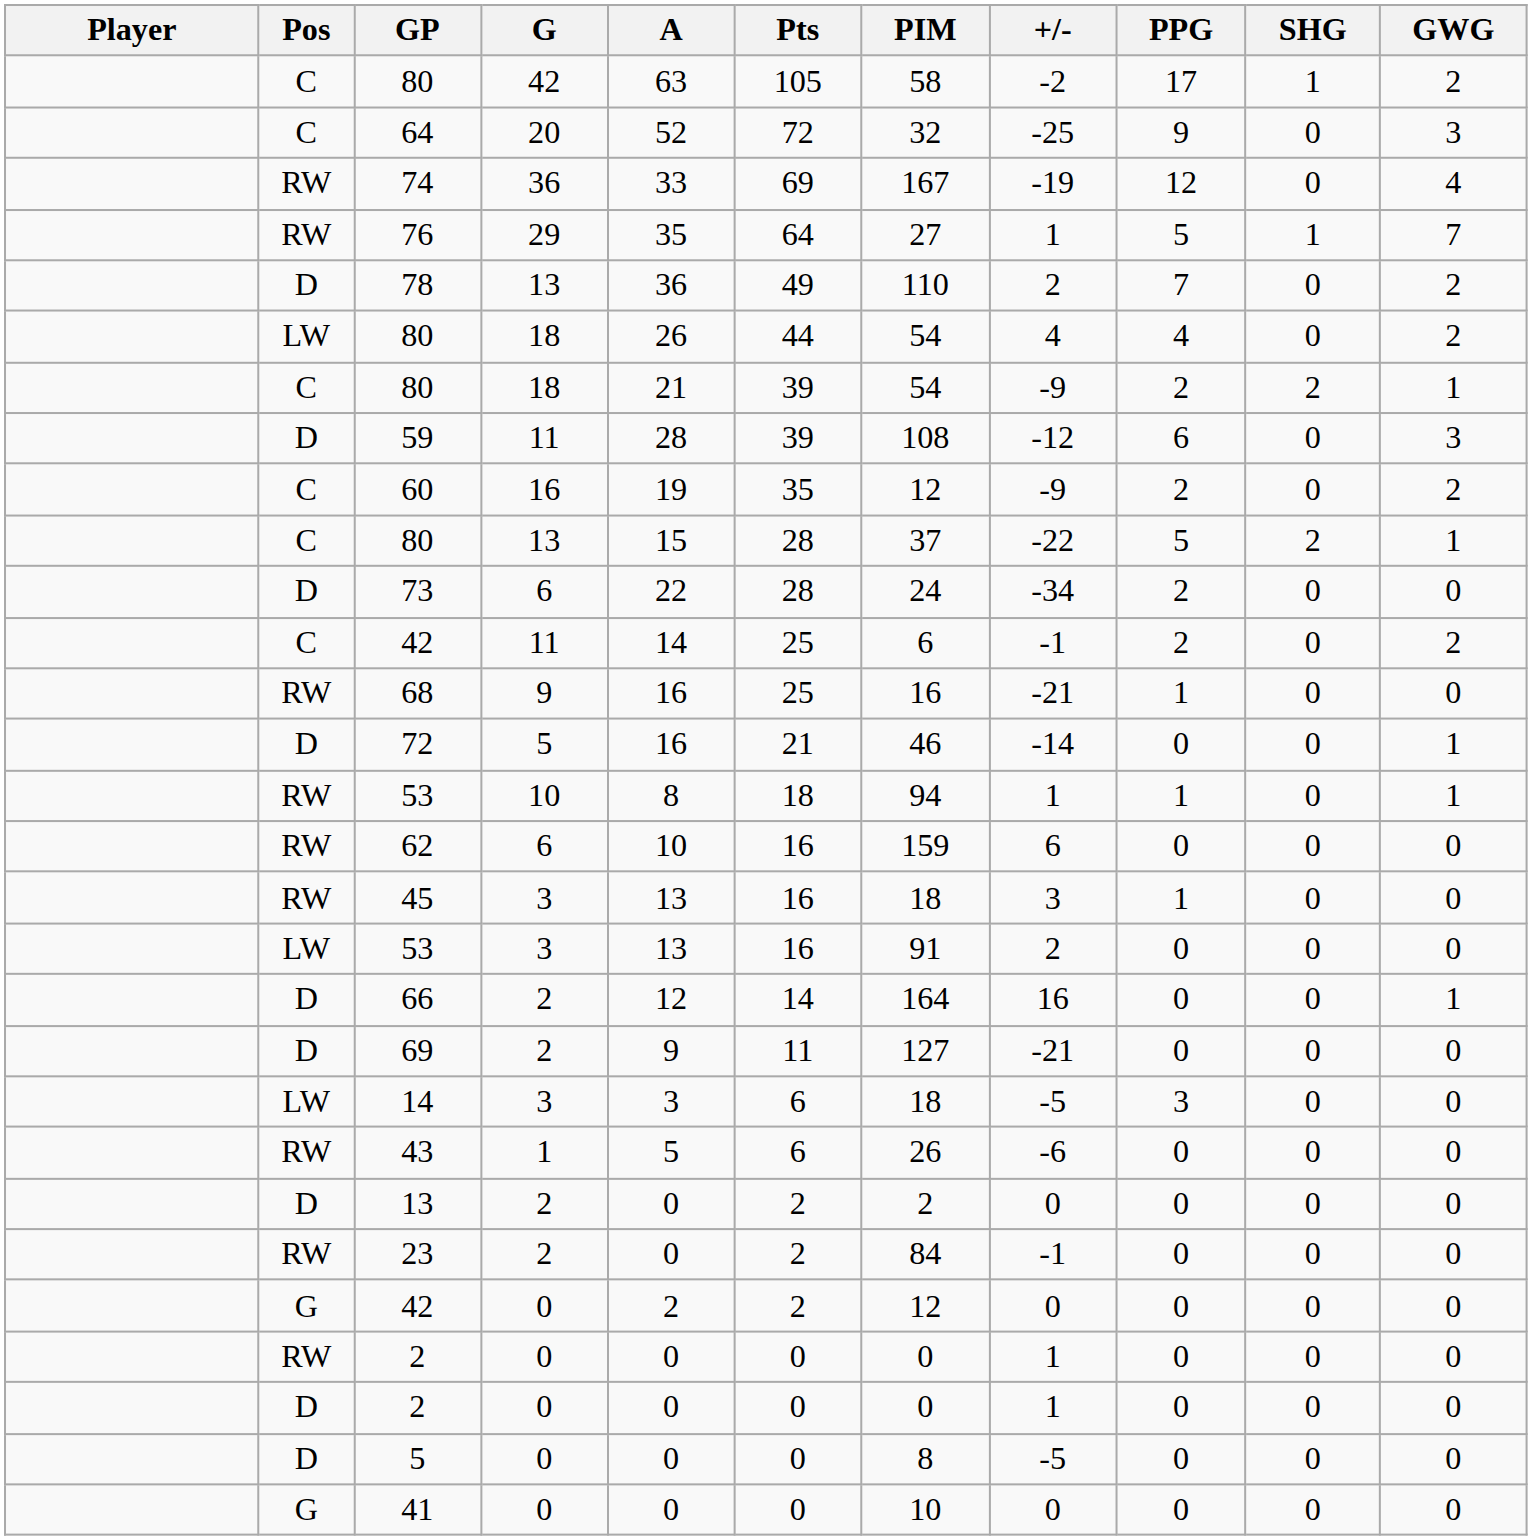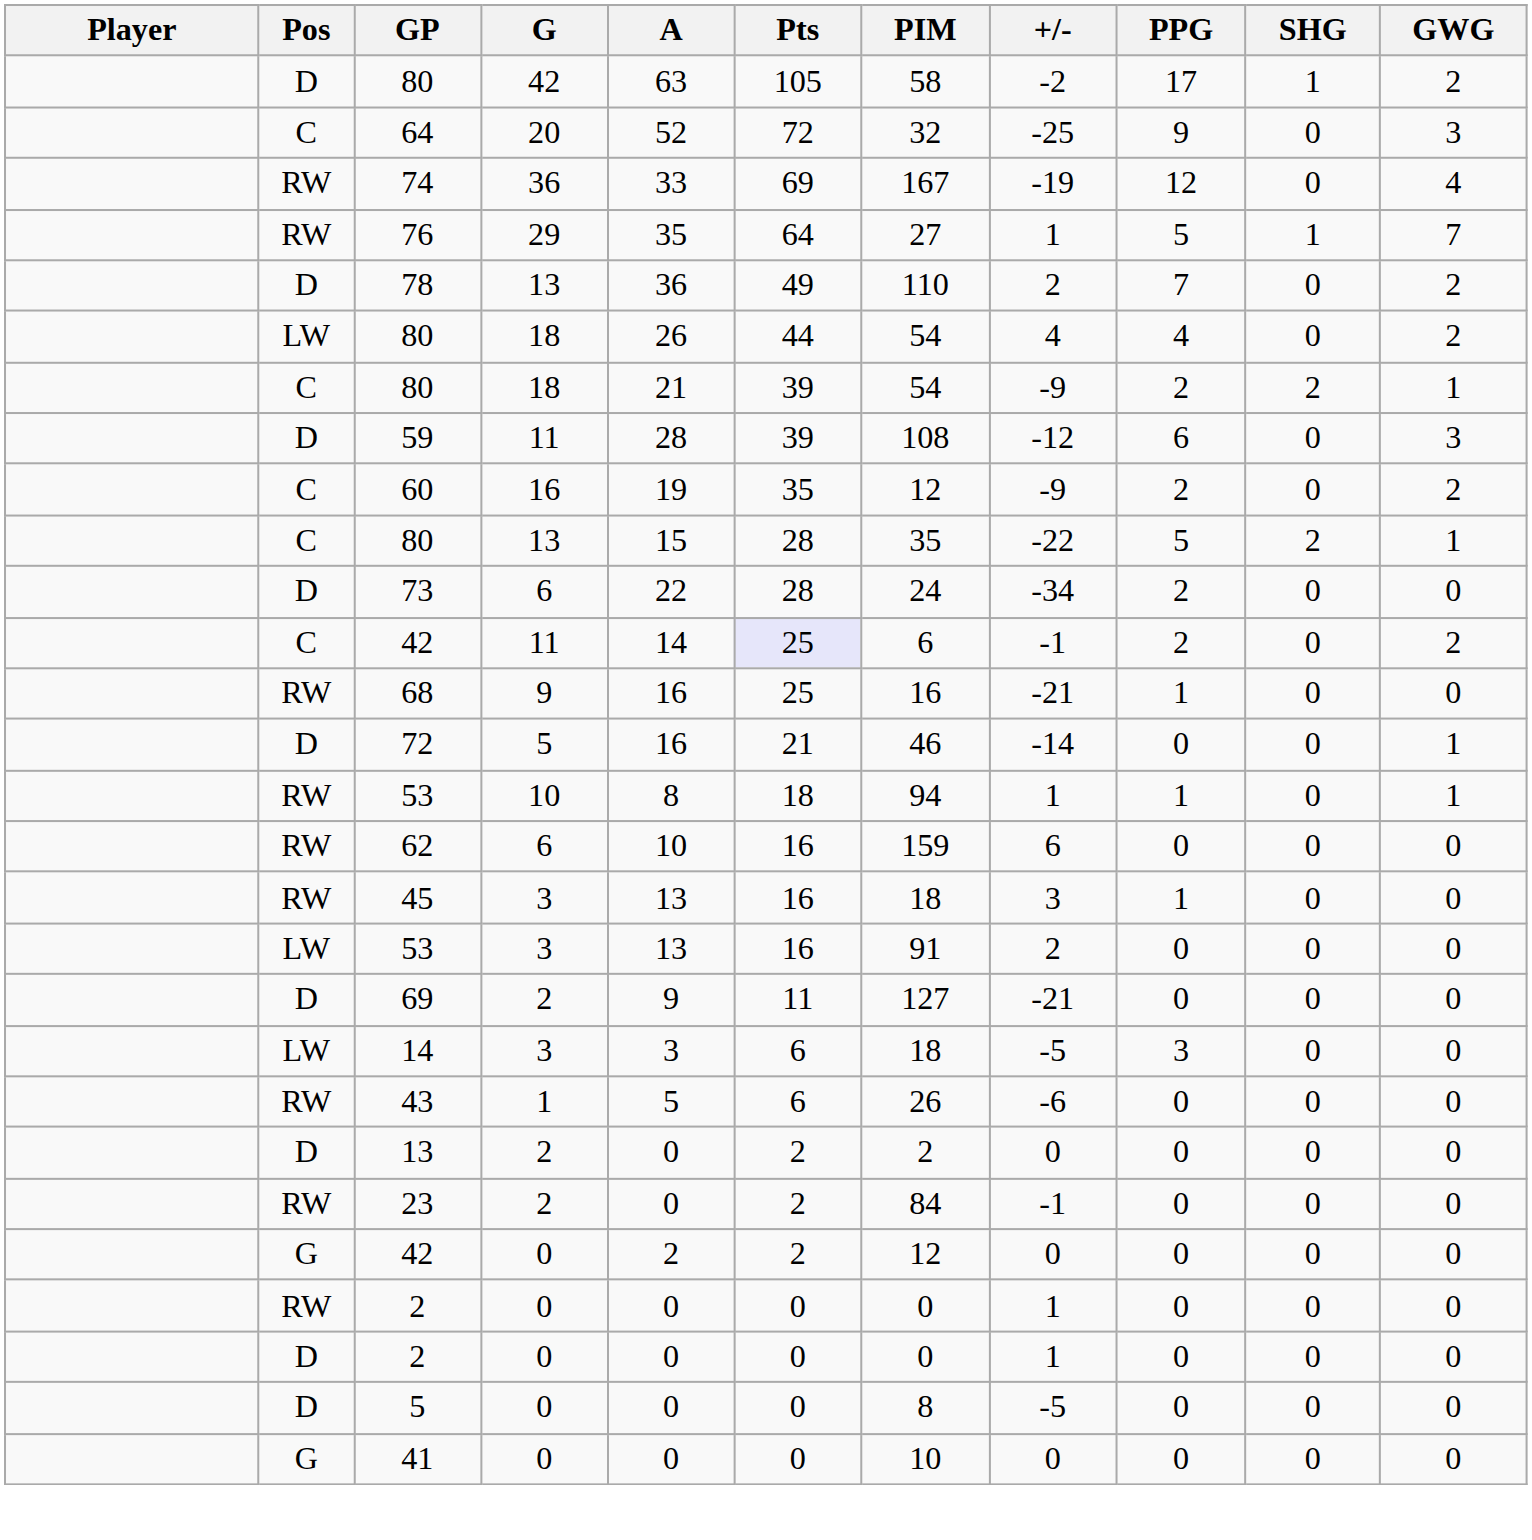(306, 81) C -> (306, 81) D
(925, 540) 37 -> (925, 540) 35
(798, 642) no background -> (798, 642) lavender background
- row: (417, 999)
